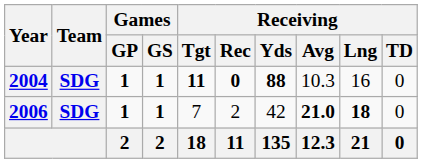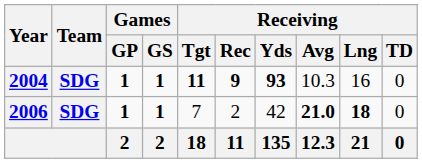(235, 81) 0 -> (235, 81) 9
(276, 81) 88 -> (276, 81) 93
